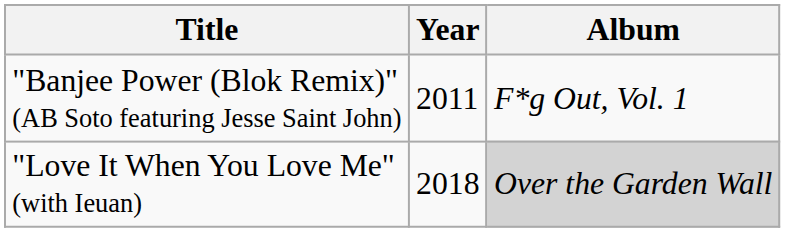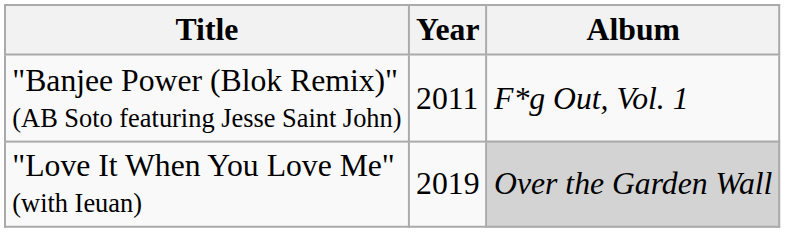(448, 183) 2018 -> (448, 183) 2019
